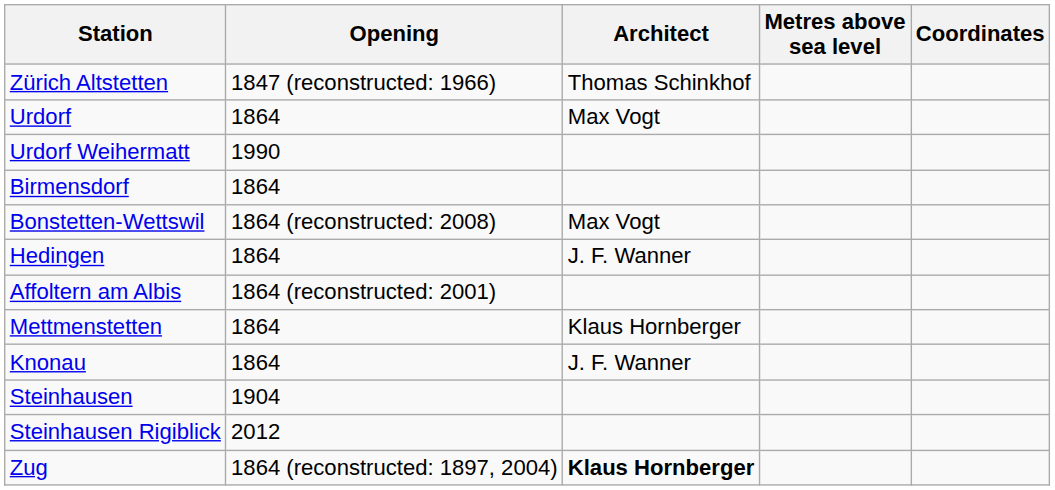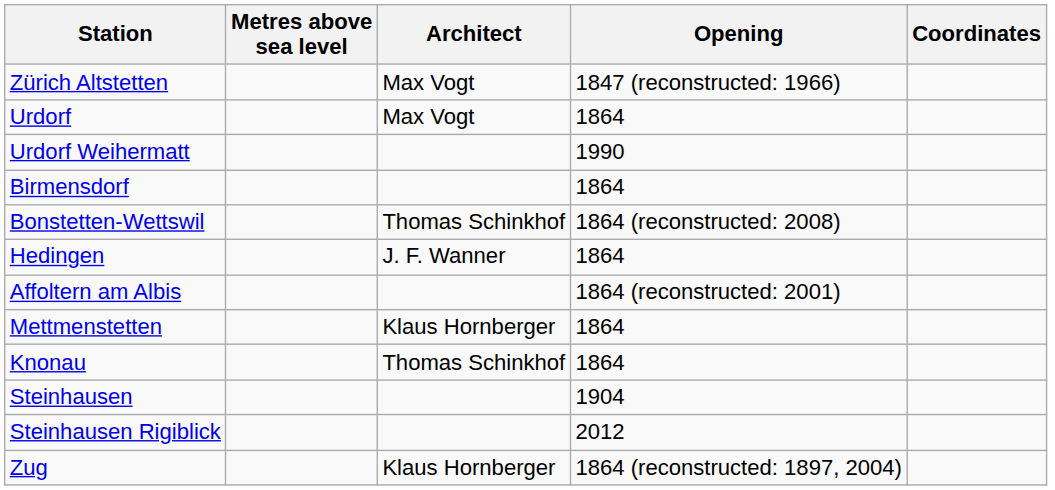columns swapped: (394, 34) <-> (835, 34)
(659, 81) Thomas Schinkhof -> (428, 81) Max Vogt
(614, 221) Max Vogt -> (474, 221) Thomas Schinkhof
(629, 362) J. F. Wanner -> (474, 362) Thomas Schinkhof
(661, 467) bold -> (469, 467) normal
